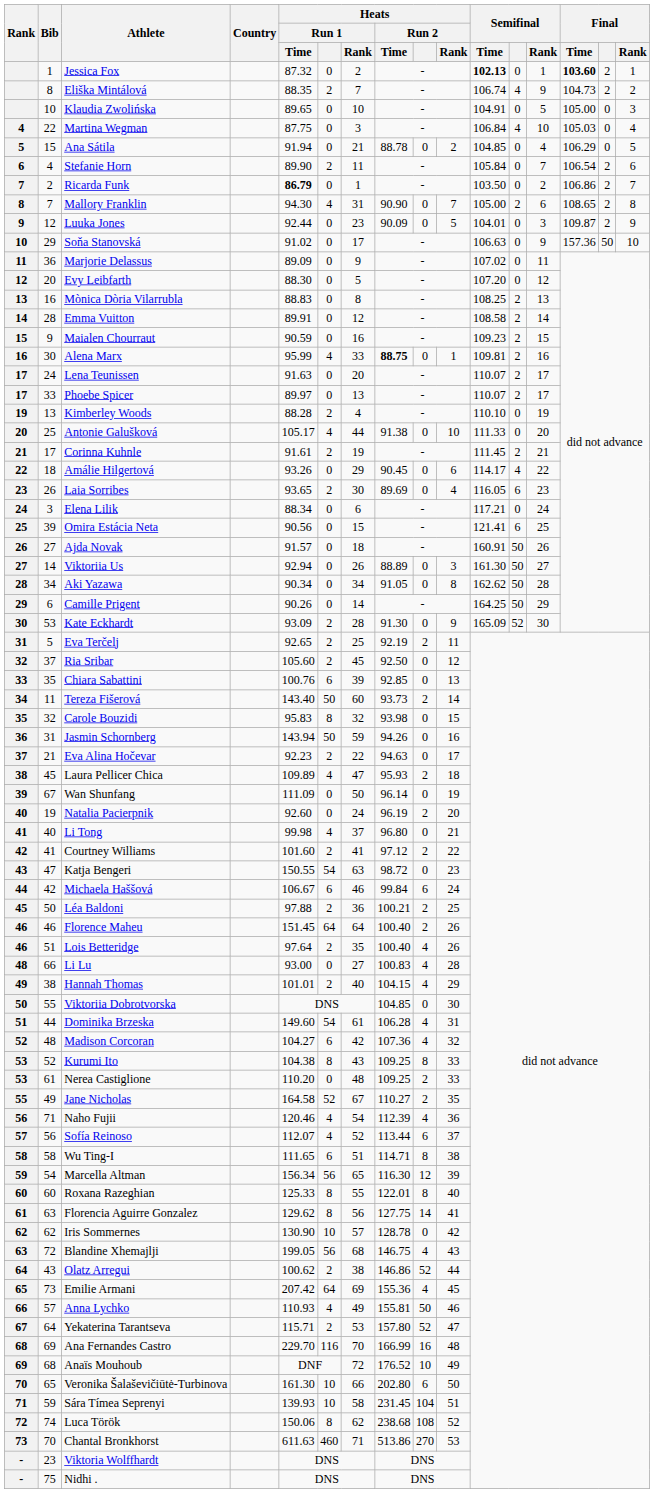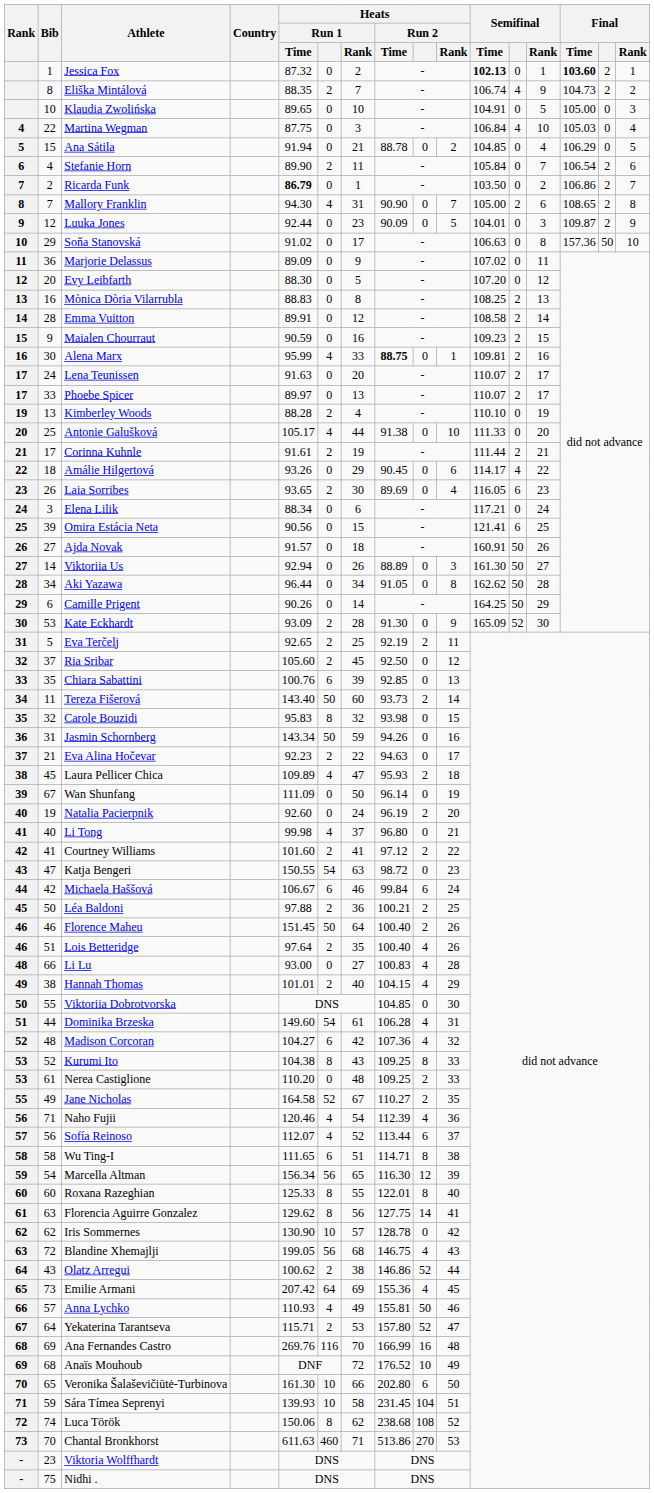(543, 242) 9 -> (543, 242) 8
(490, 451) 111.45 -> (490, 451) 111.44
(298, 584) 90.34 -> (298, 584) 96.44
(298, 737) 143.94 -> (298, 737) 143.34
(329, 927) 64 -> (329, 927) 50
(298, 1346) 229.70 -> (298, 1346) 269.76
